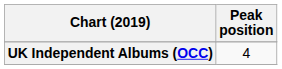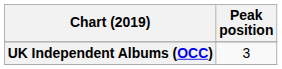(246, 53) 4 -> (246, 53) 3
